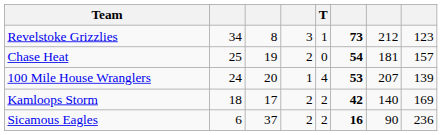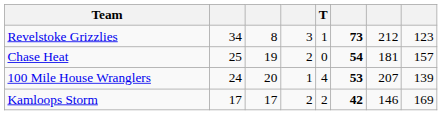(235, 99) 18 -> (235, 99) 17
(388, 99) 140 -> (388, 99) 146
- row: (53, 120)
